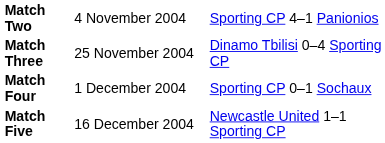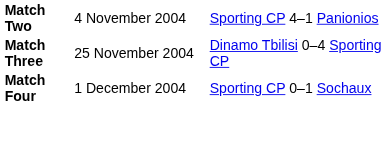- row: (25, 124)
